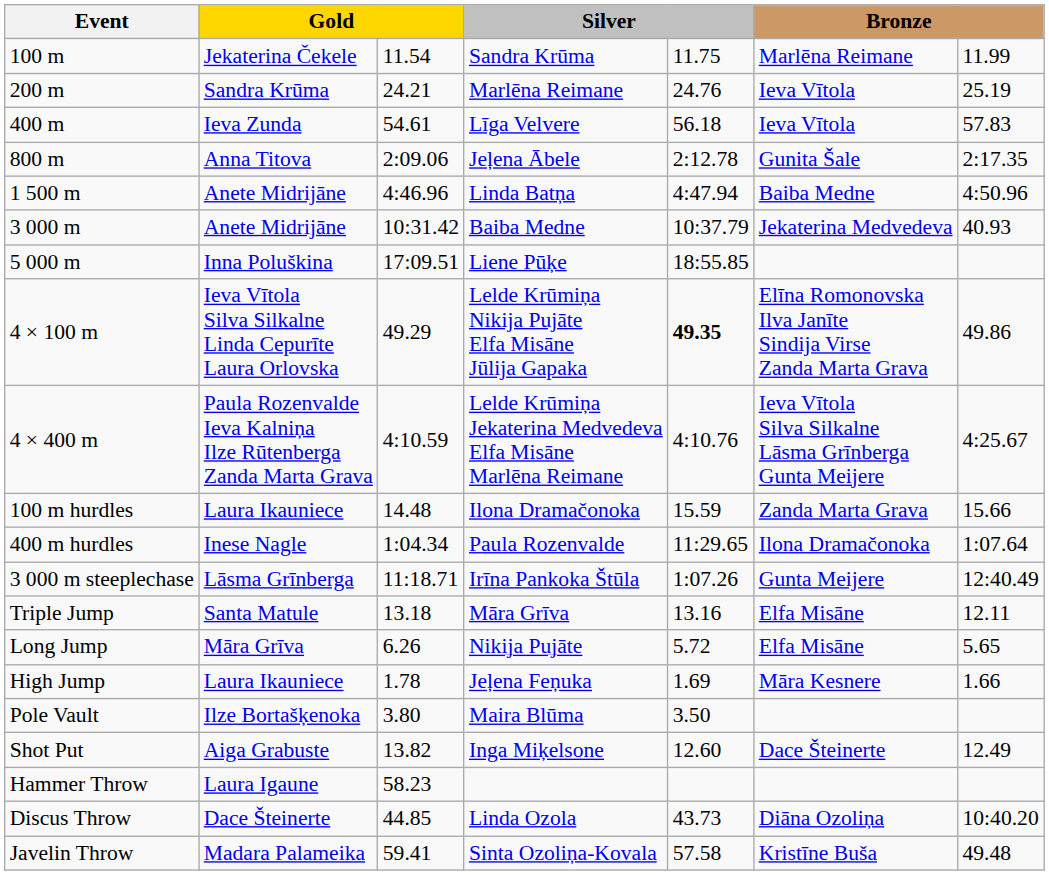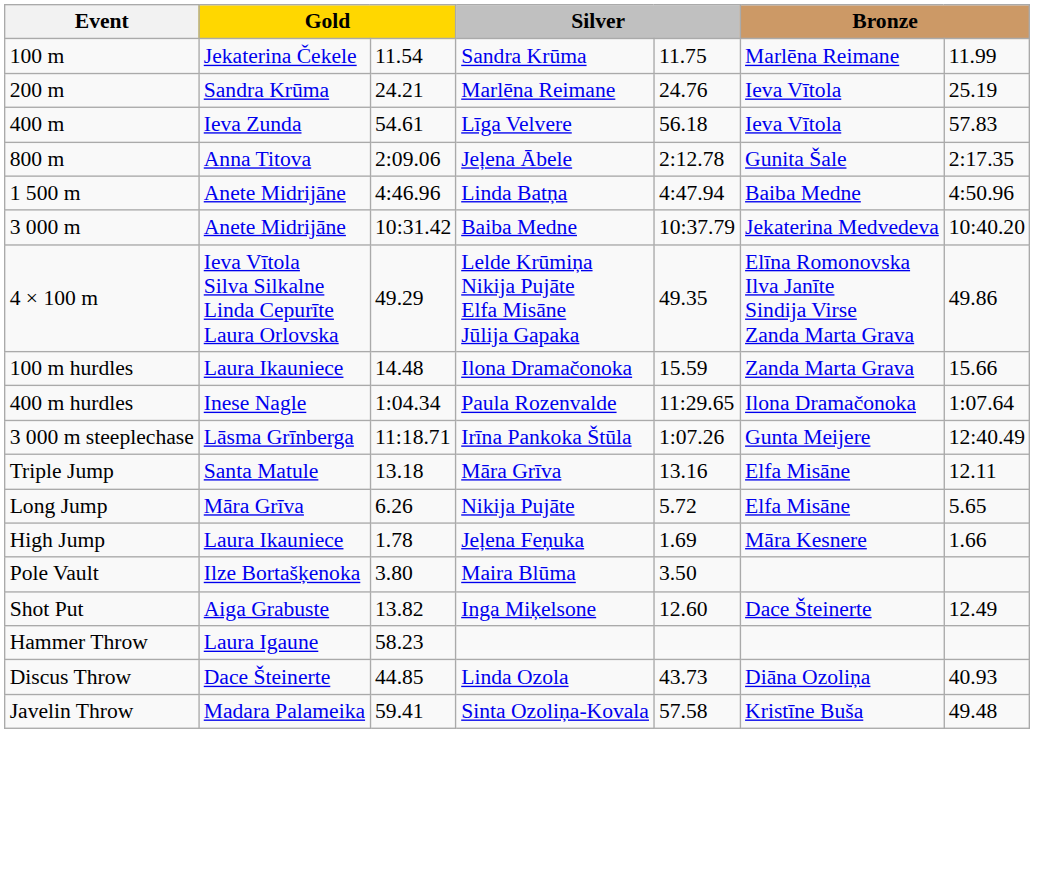(987, 227) 40.93 -> (987, 227) 10:40.20
- row: (45, 261)
(697, 332) bold -> (683, 297) normal
- row: (54, 439)
(1001, 818) 10:40.20 -> (973, 676) 40.93
